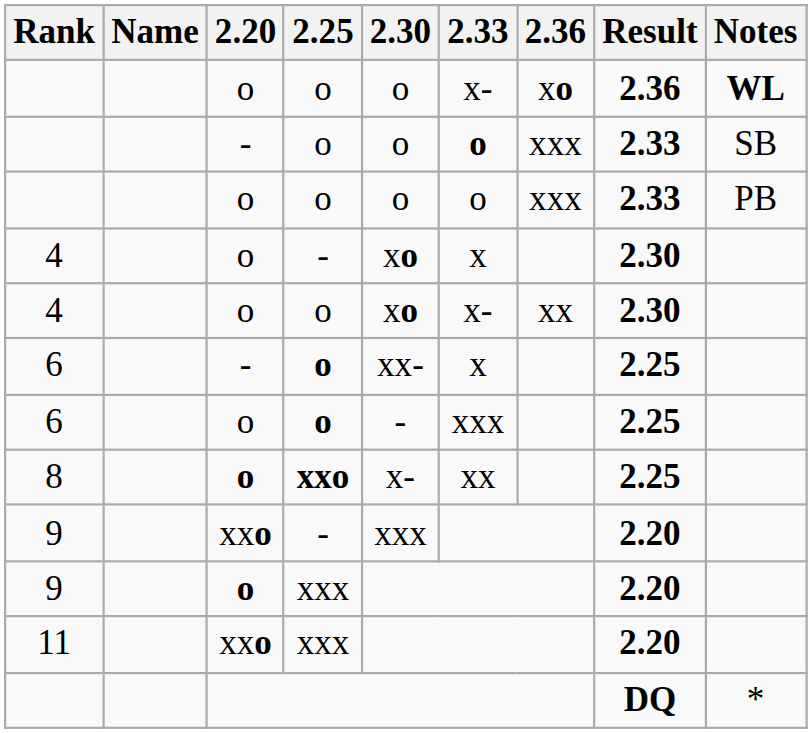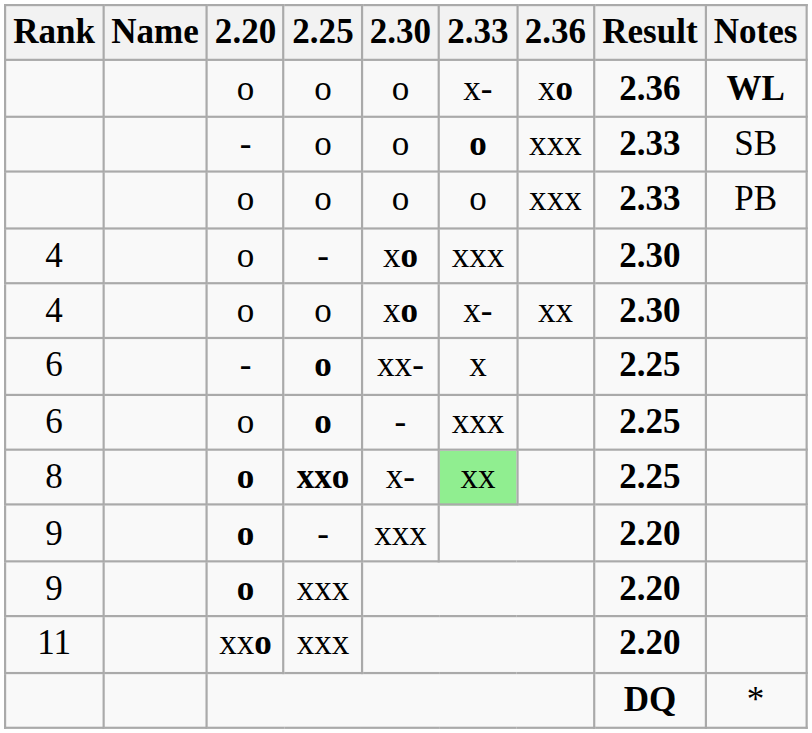(478, 254) x -> (478, 254) xxx
(478, 476) no background -> (478, 476) lightgreen background
(246, 532) xxo -> (246, 532) o
